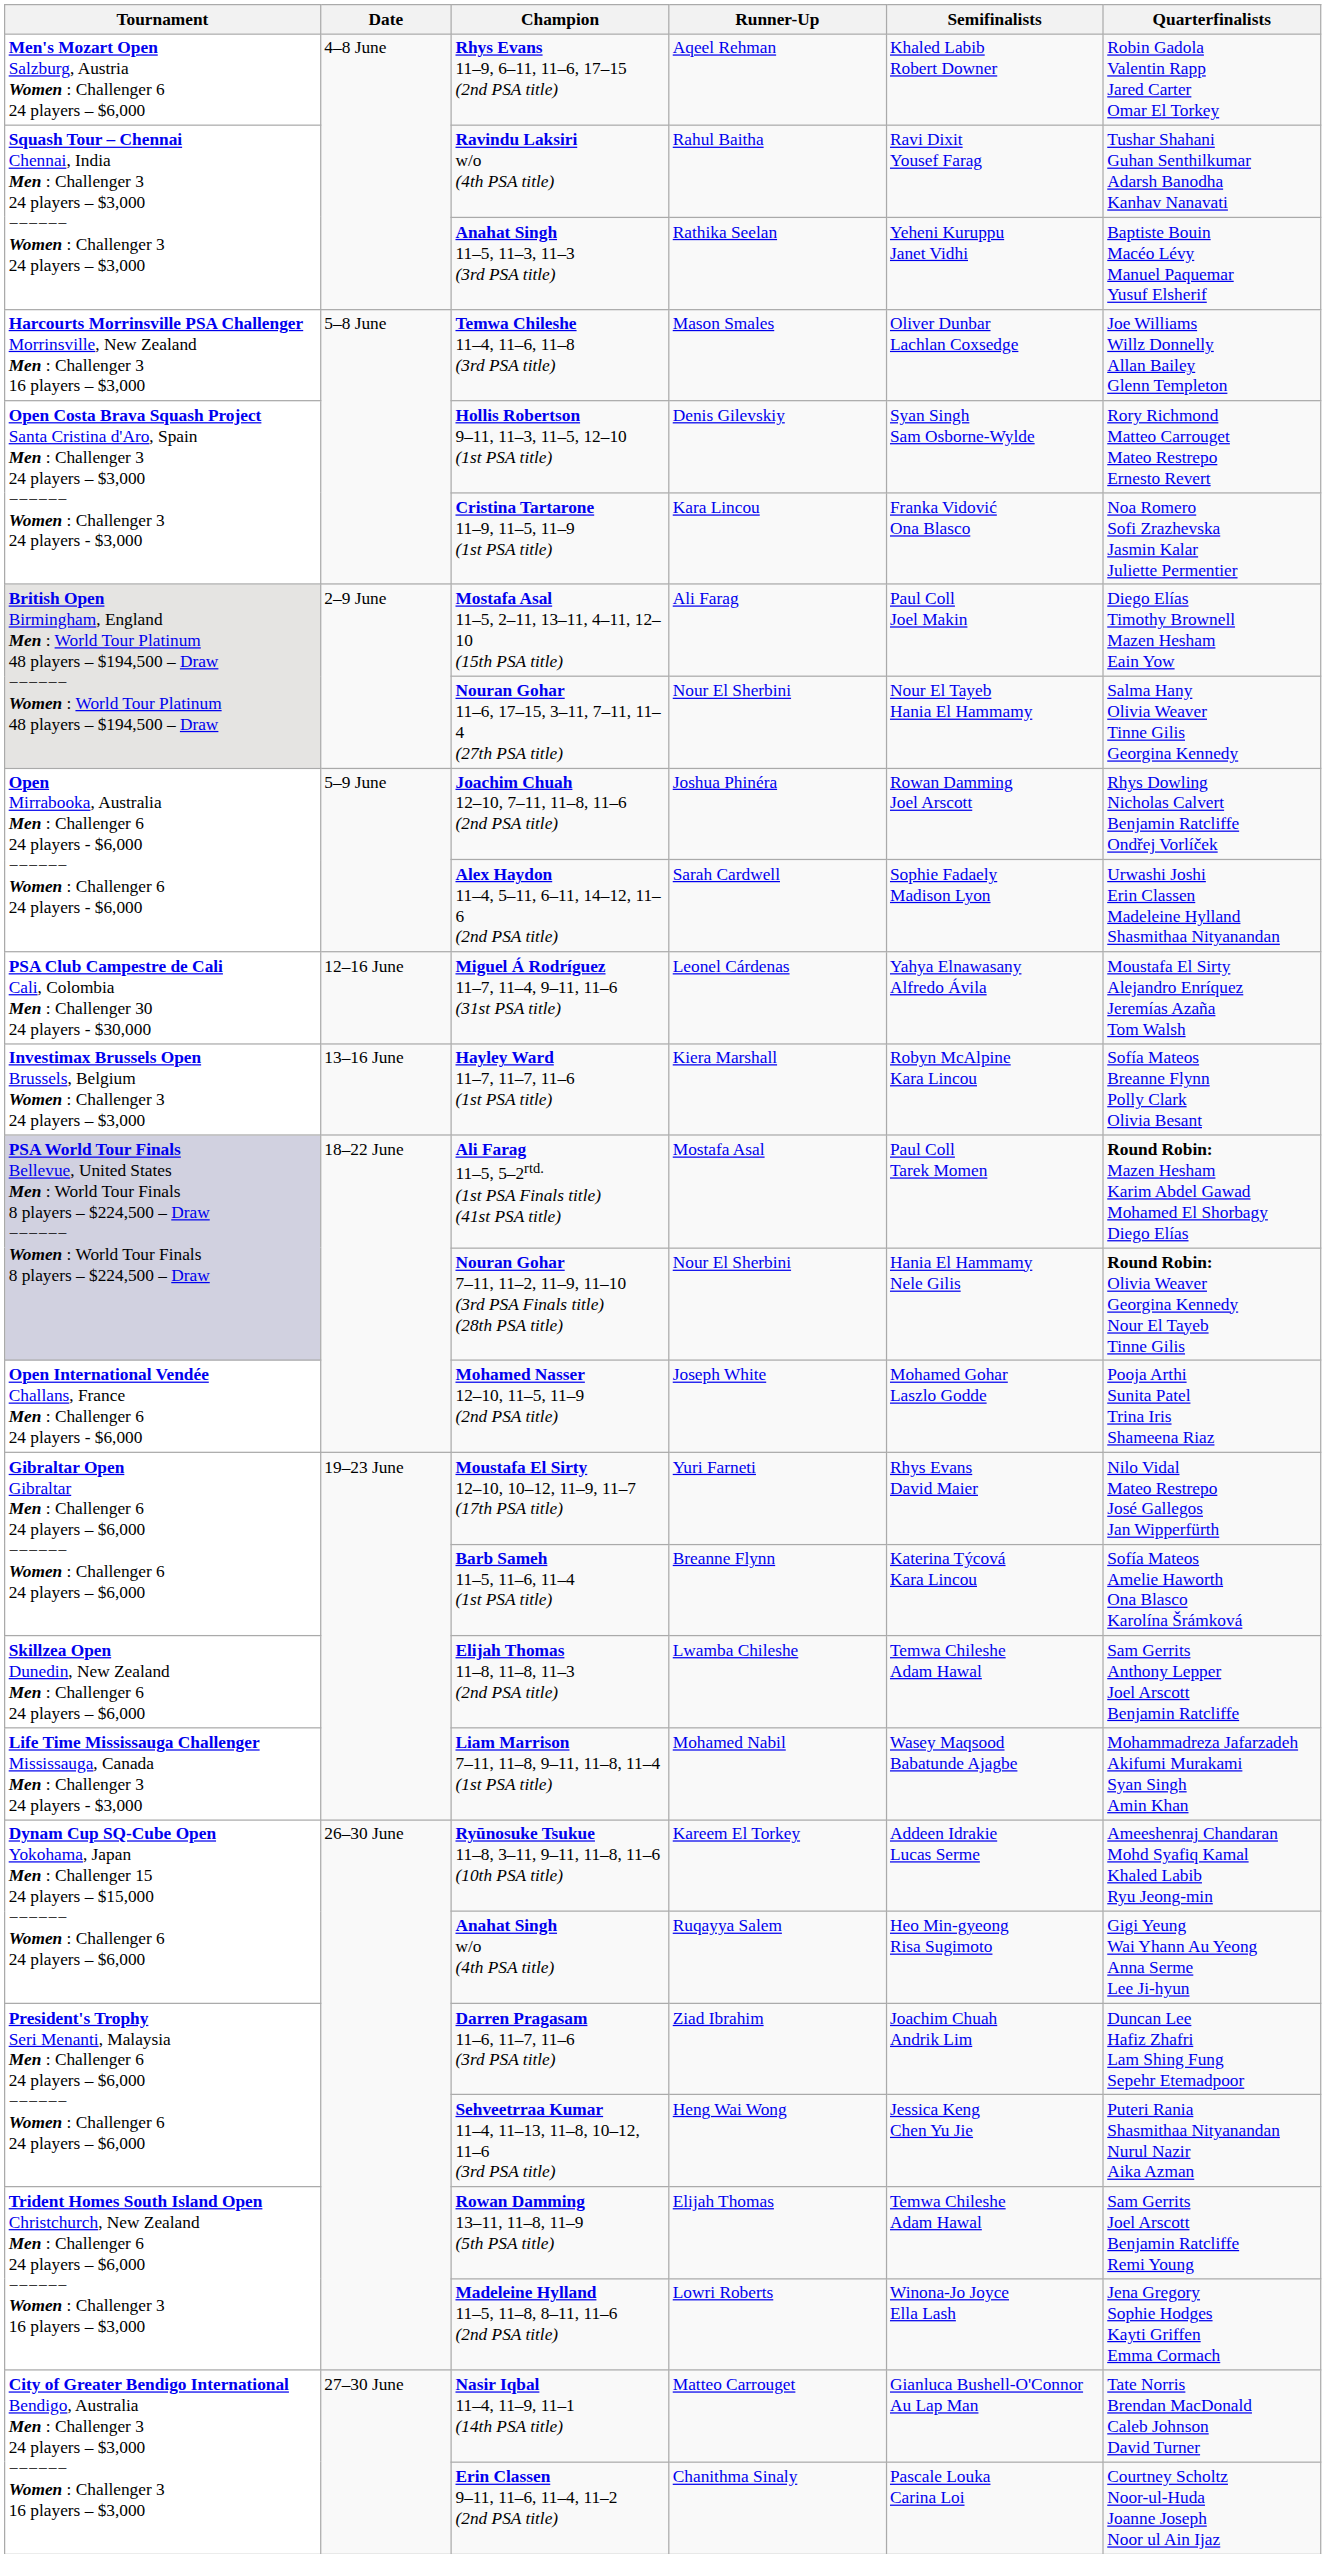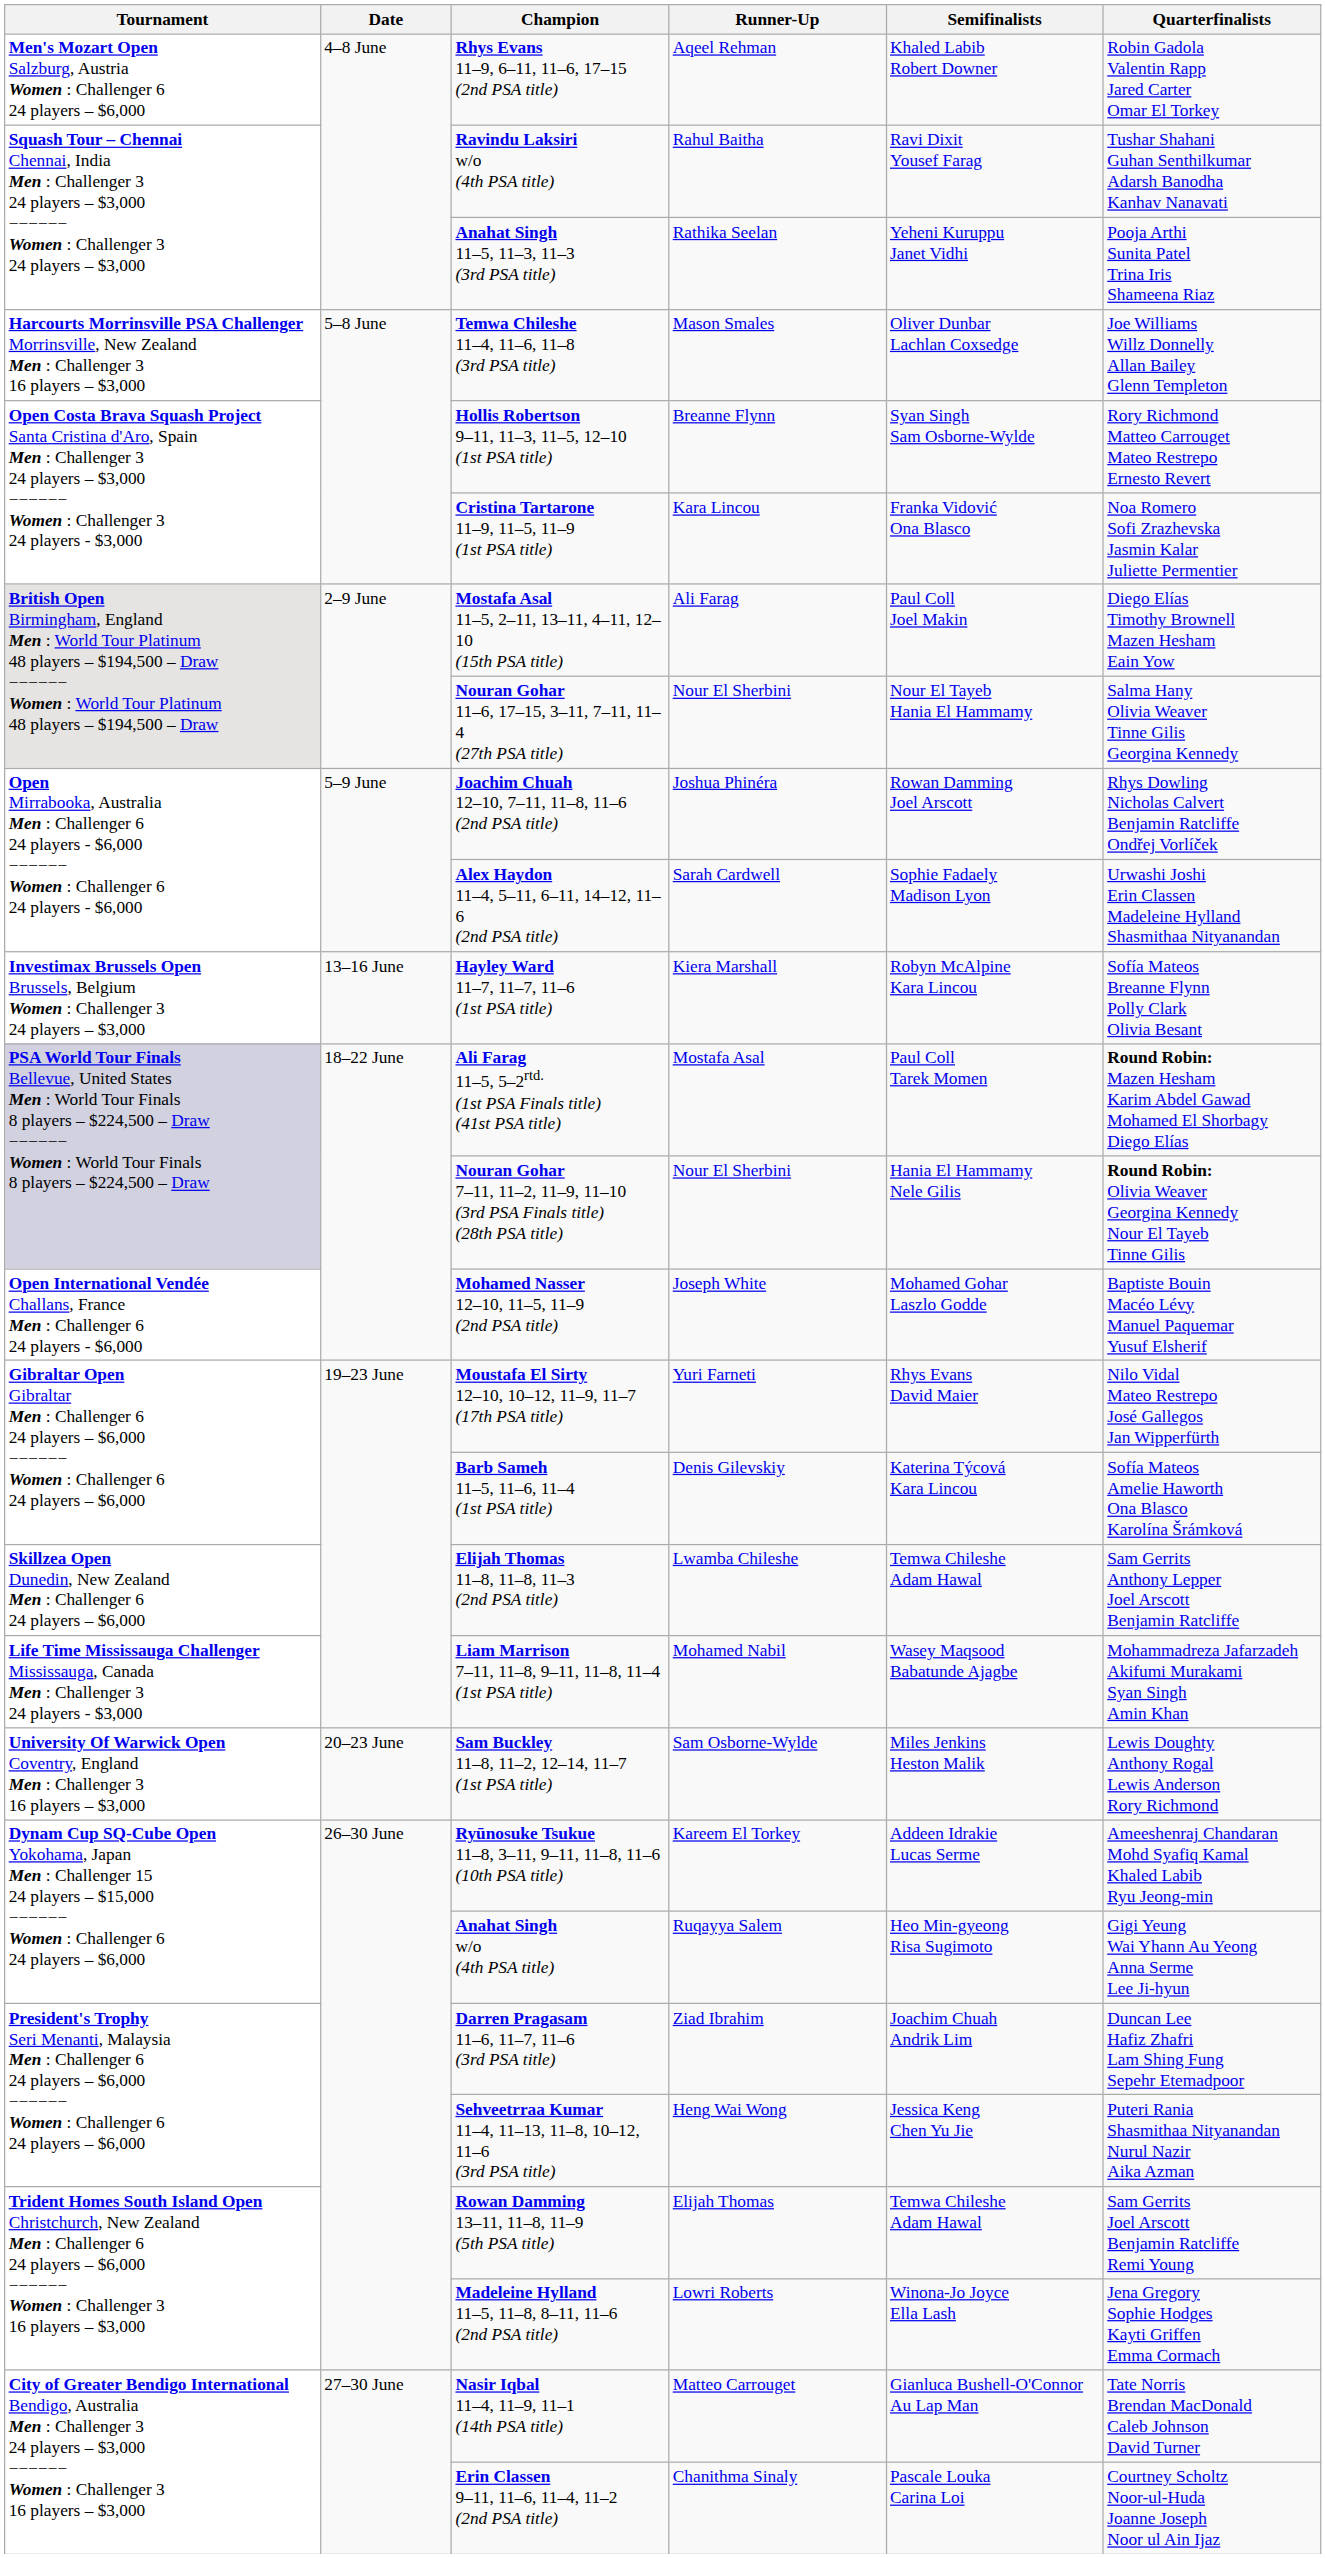(1170, 263) Baptiste Bouin Macéo Lévy Manuel Paquemar Yusuf Elsherif -> (1161, 263) Pooja Arthi Sunita Patel Trina Iris Shameena Riaz
(729, 415) Denis Gilevskiy -> (724, 415) Breanne Flynn
- row: (536, 986)
(1161, 1406) Pooja Arthi Sunita Patel Trina Iris Shameena Riaz -> (1170, 1314) Baptiste Bouin Macéo Lévy Manuel Paquemar Yusuf Elsherif
(724, 1558) Breanne Flynn -> (729, 1466) Denis Gilevskiy
+ row: (541, 1763)
